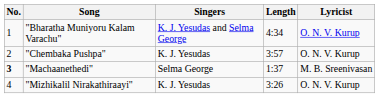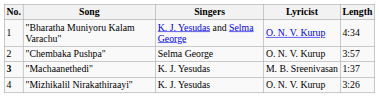columns swapped: (336, 12) <-> (281, 12)
(184, 54) K. J. Yesudas -> (185, 54) Selma George
(185, 69) Selma George -> (184, 69) K. J. Yesudas
